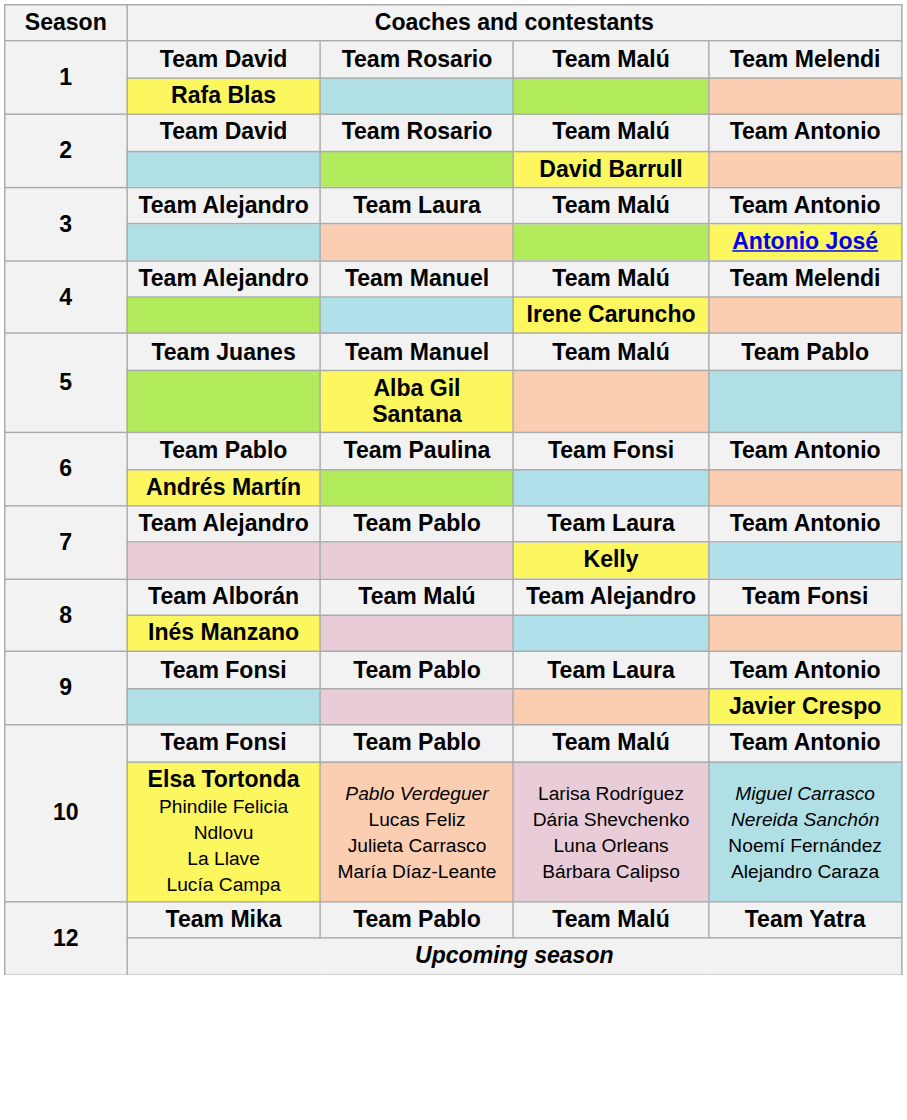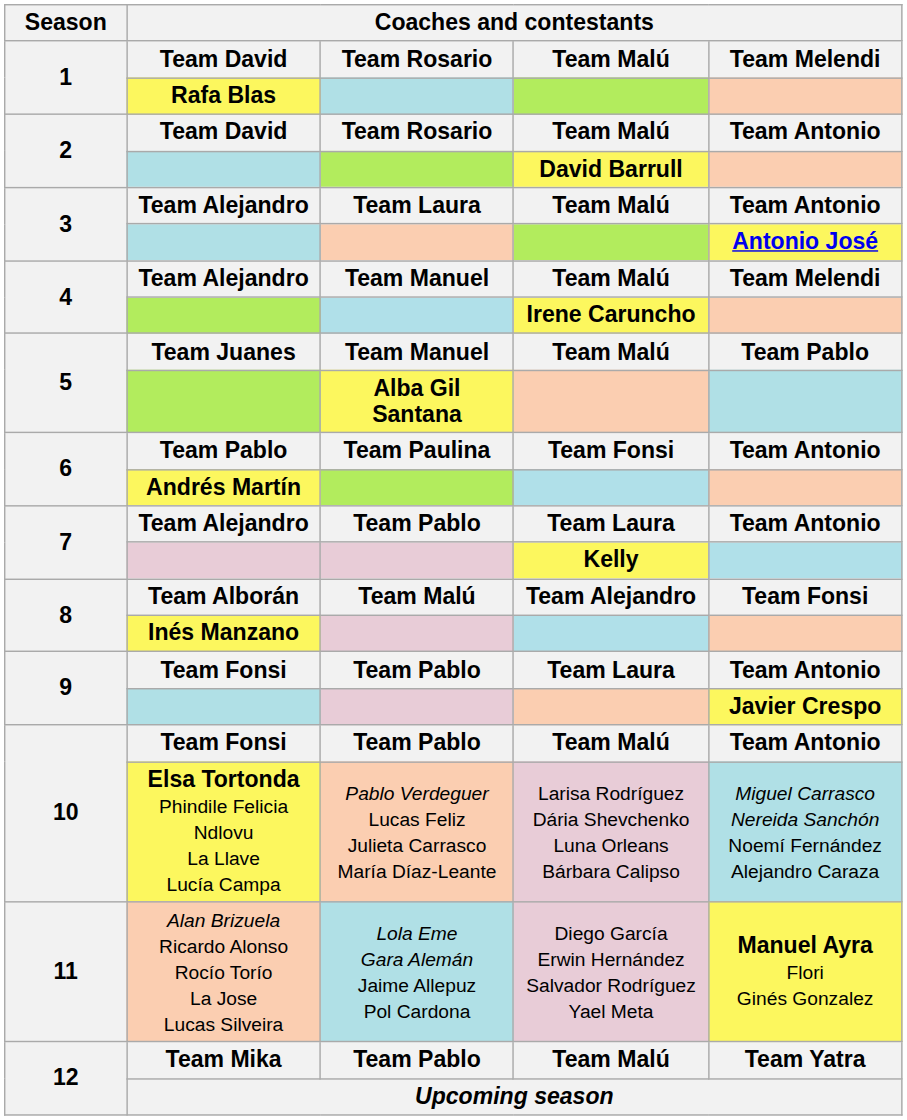+ row: (66, 971)
